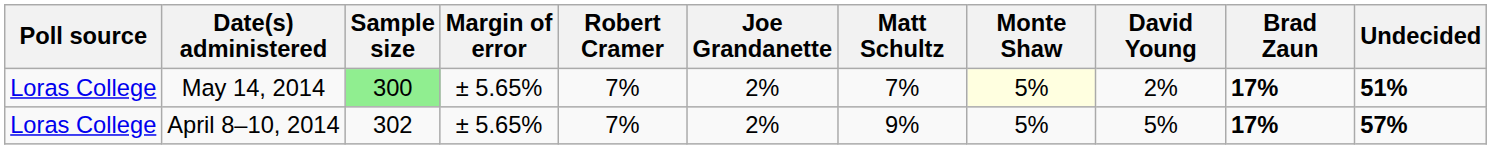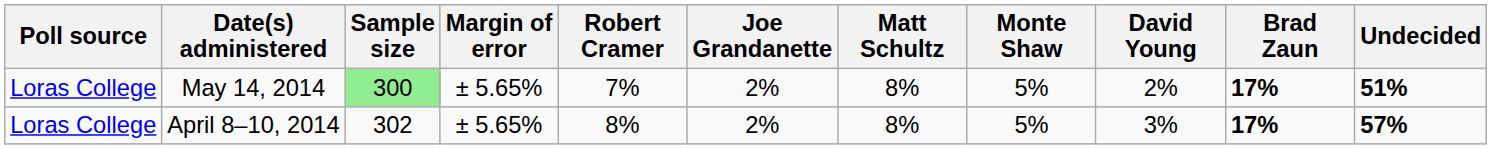(902, 87) 7% -> (902, 87) 8%
(1031, 87) lightyellow background -> (1031, 87) no background
(622, 125) 7% -> (622, 125) 8%
(902, 125) 9% -> (902, 125) 8%
(1161, 125) 5% -> (1161, 125) 3%
